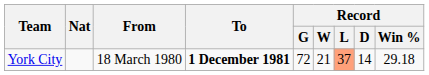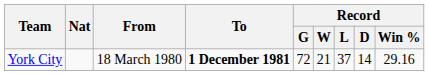(344, 59) lightsalmon background -> (344, 59) no background
(399, 59) 29.18 -> (399, 59) 29.16
